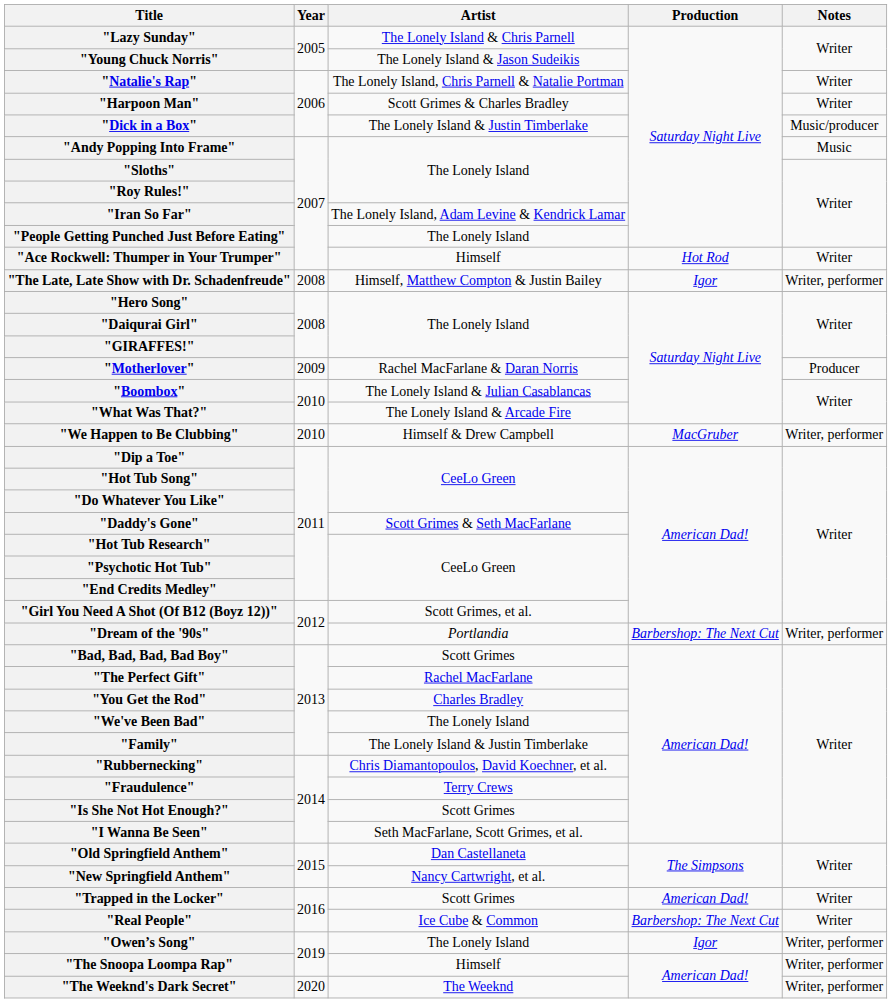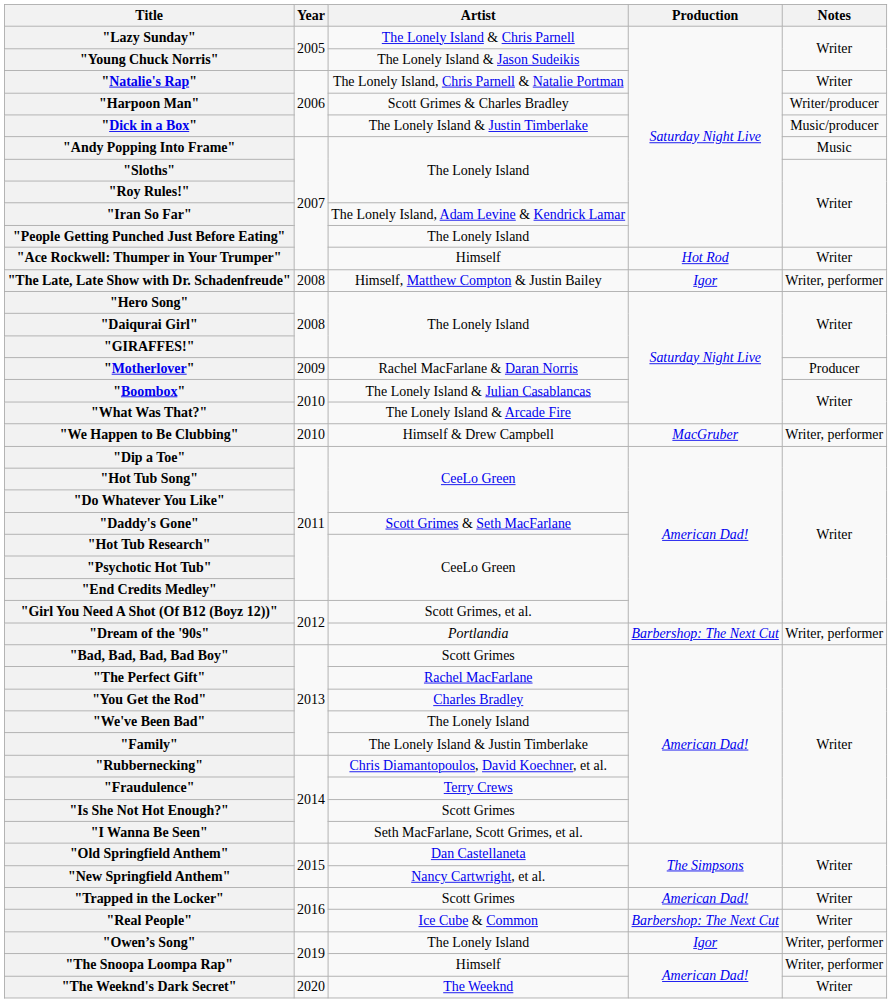(834, 103) Writer -> (834, 103) Writer/producer
(834, 986) Writer, performer -> (834, 986) Writer
